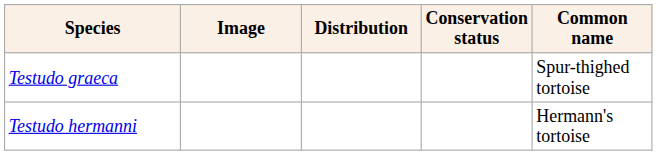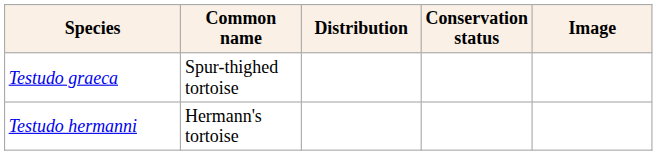columns swapped: (592, 28) <-> (241, 28)
